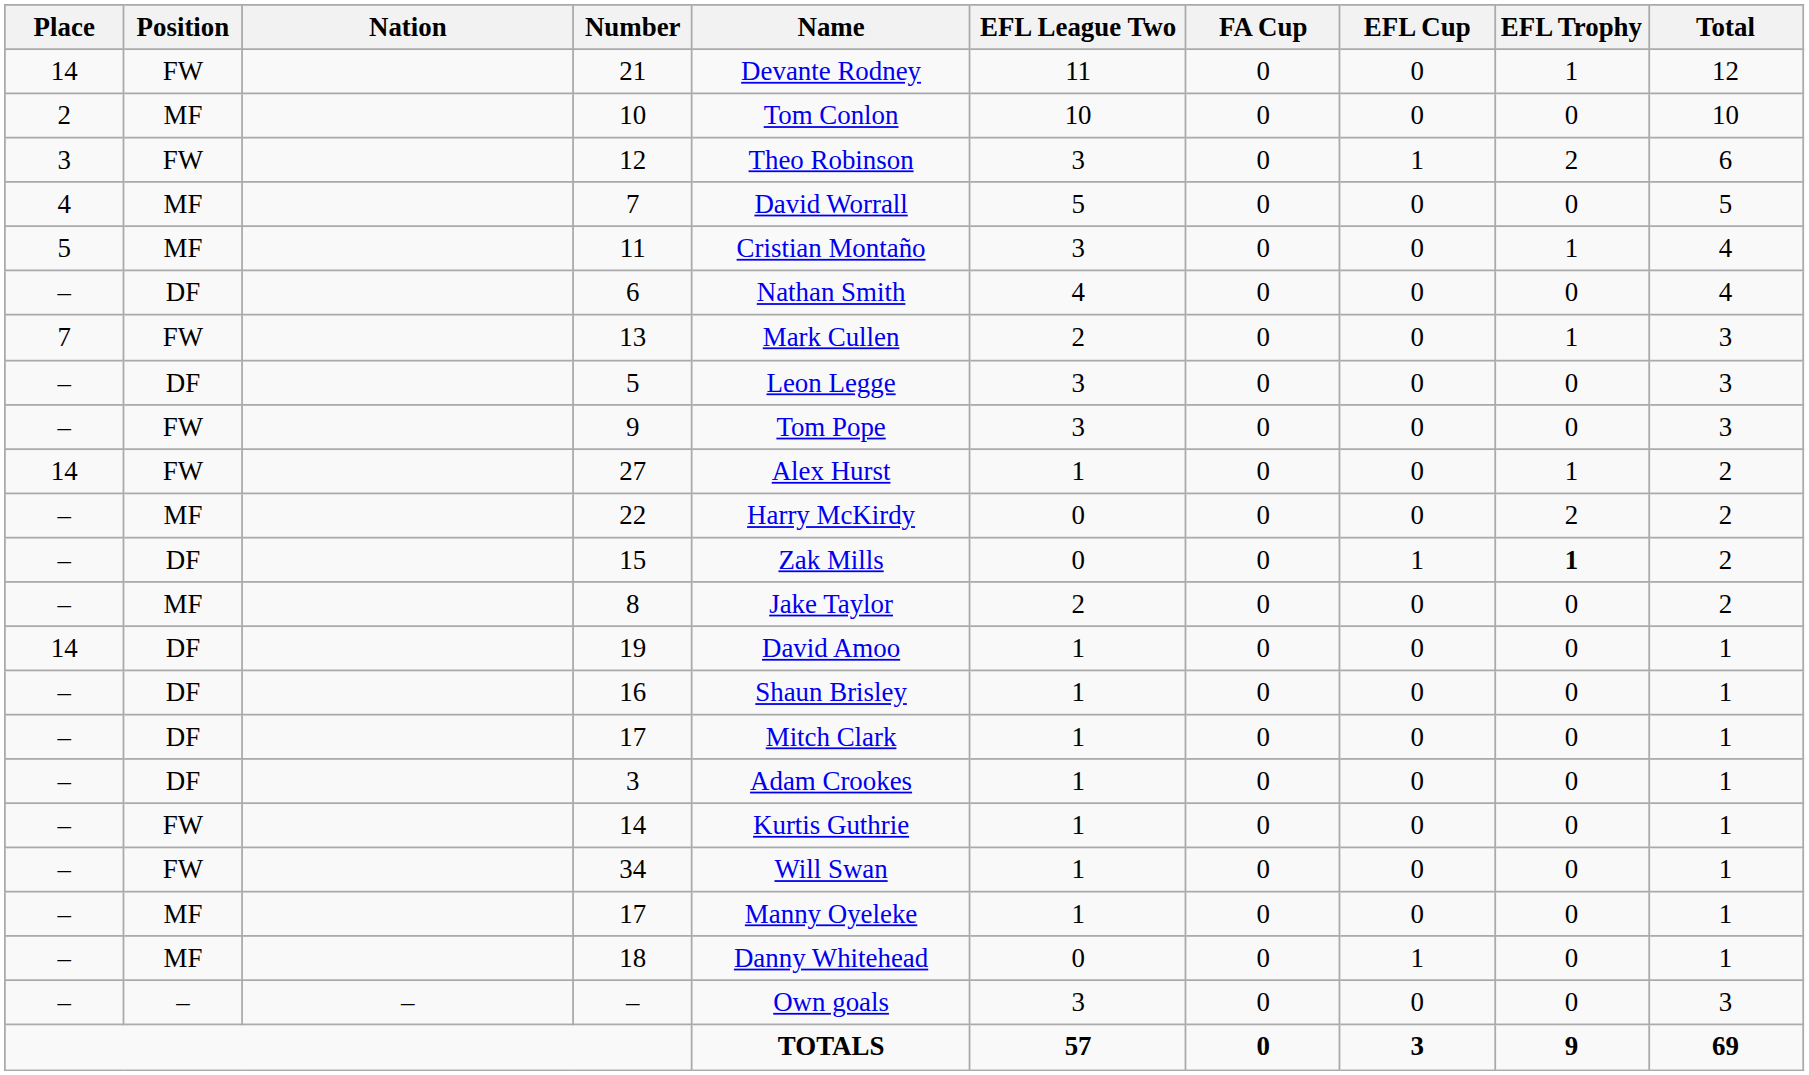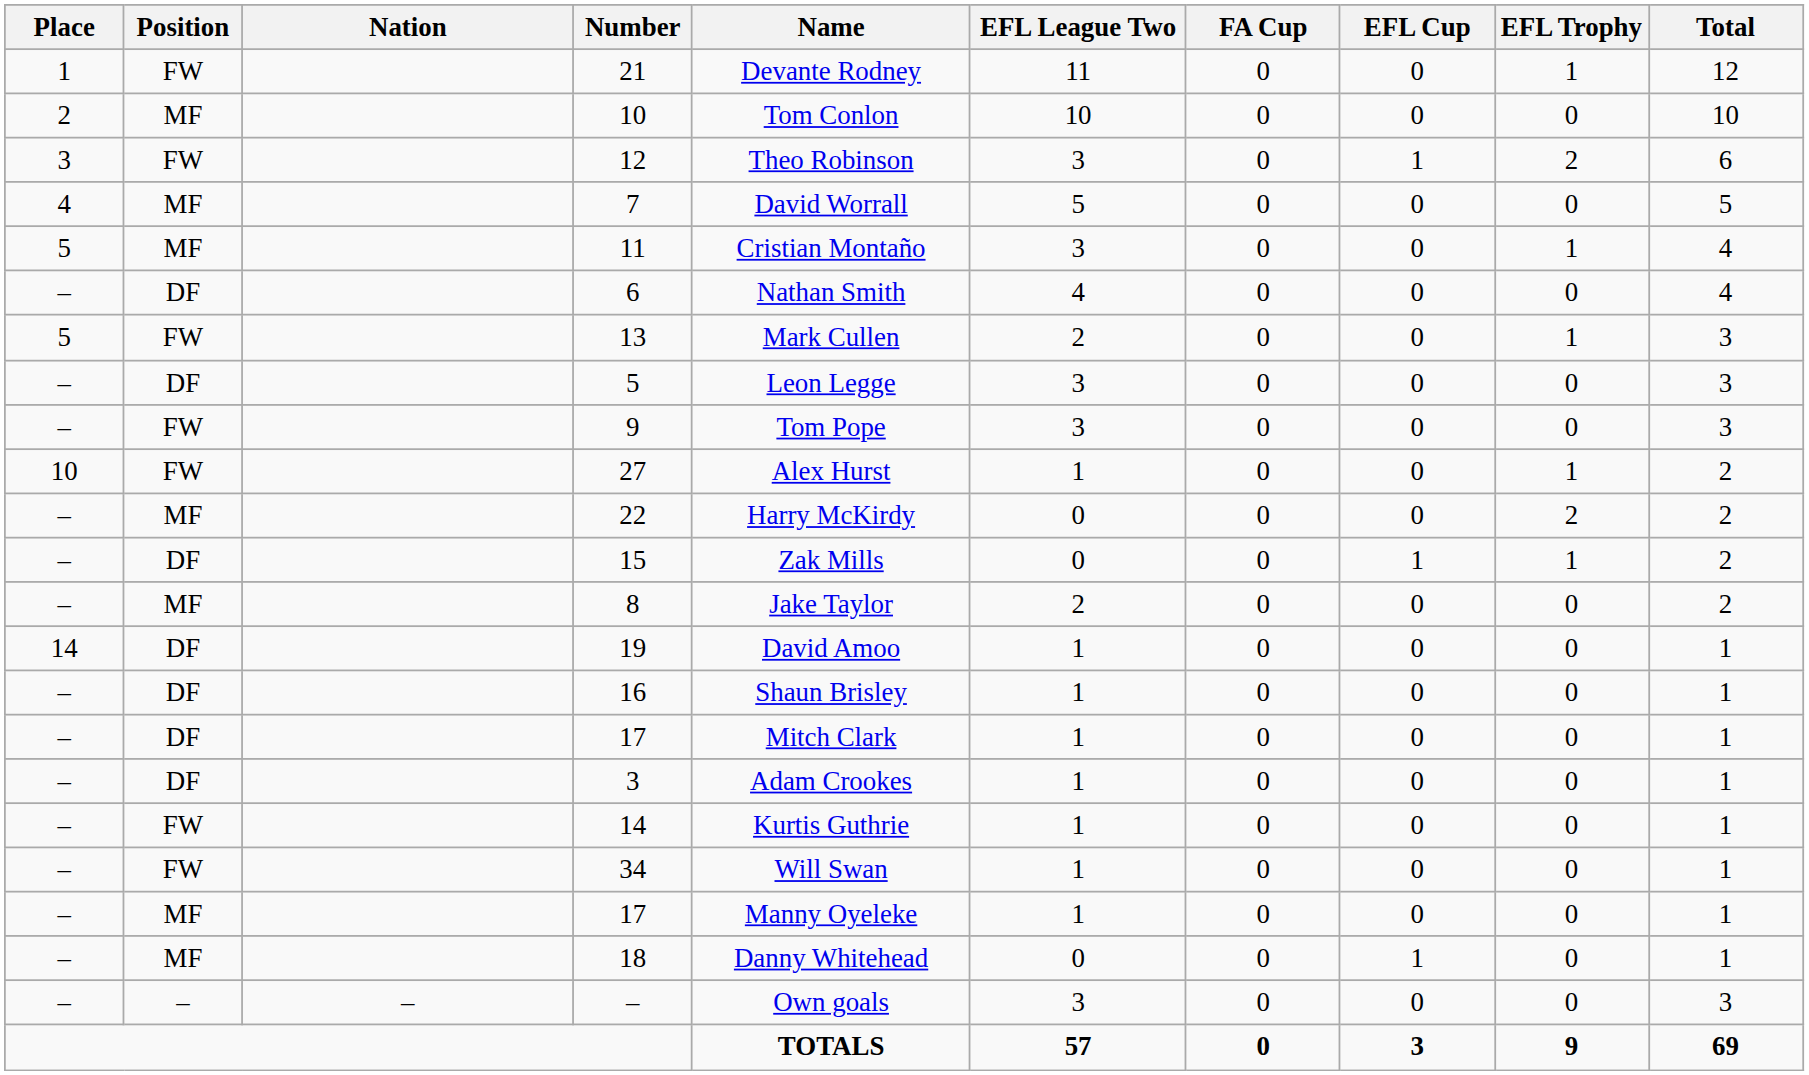(64, 71) 14 -> (64, 71) 1
(64, 337) 7 -> (64, 337) 5
(64, 470) 14 -> (64, 470) 10
(1571, 559) bold -> (1571, 559) normal
